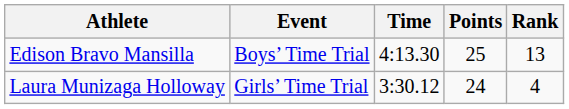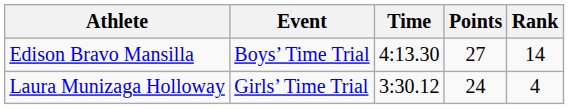(476, 54) 25 -> (476, 54) 27
(535, 54) 13 -> (535, 54) 14
